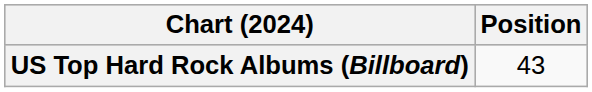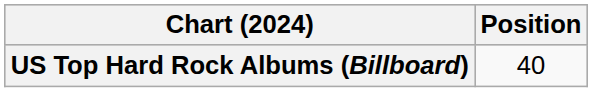(531, 65) 43 -> (531, 65) 40
